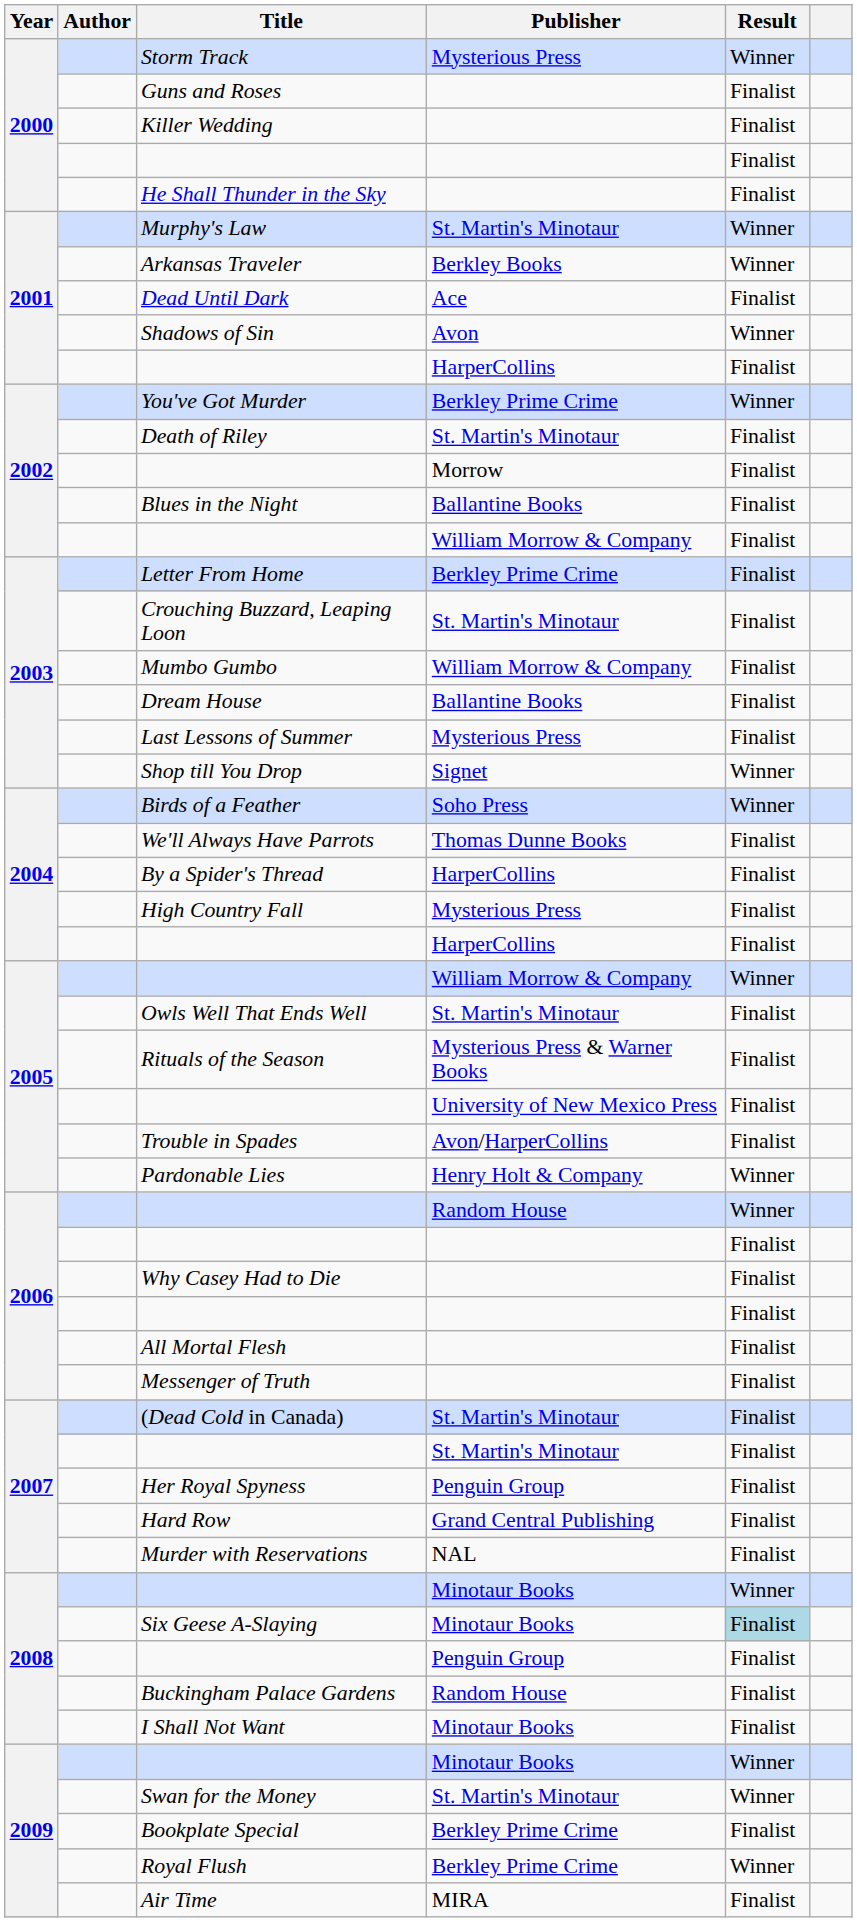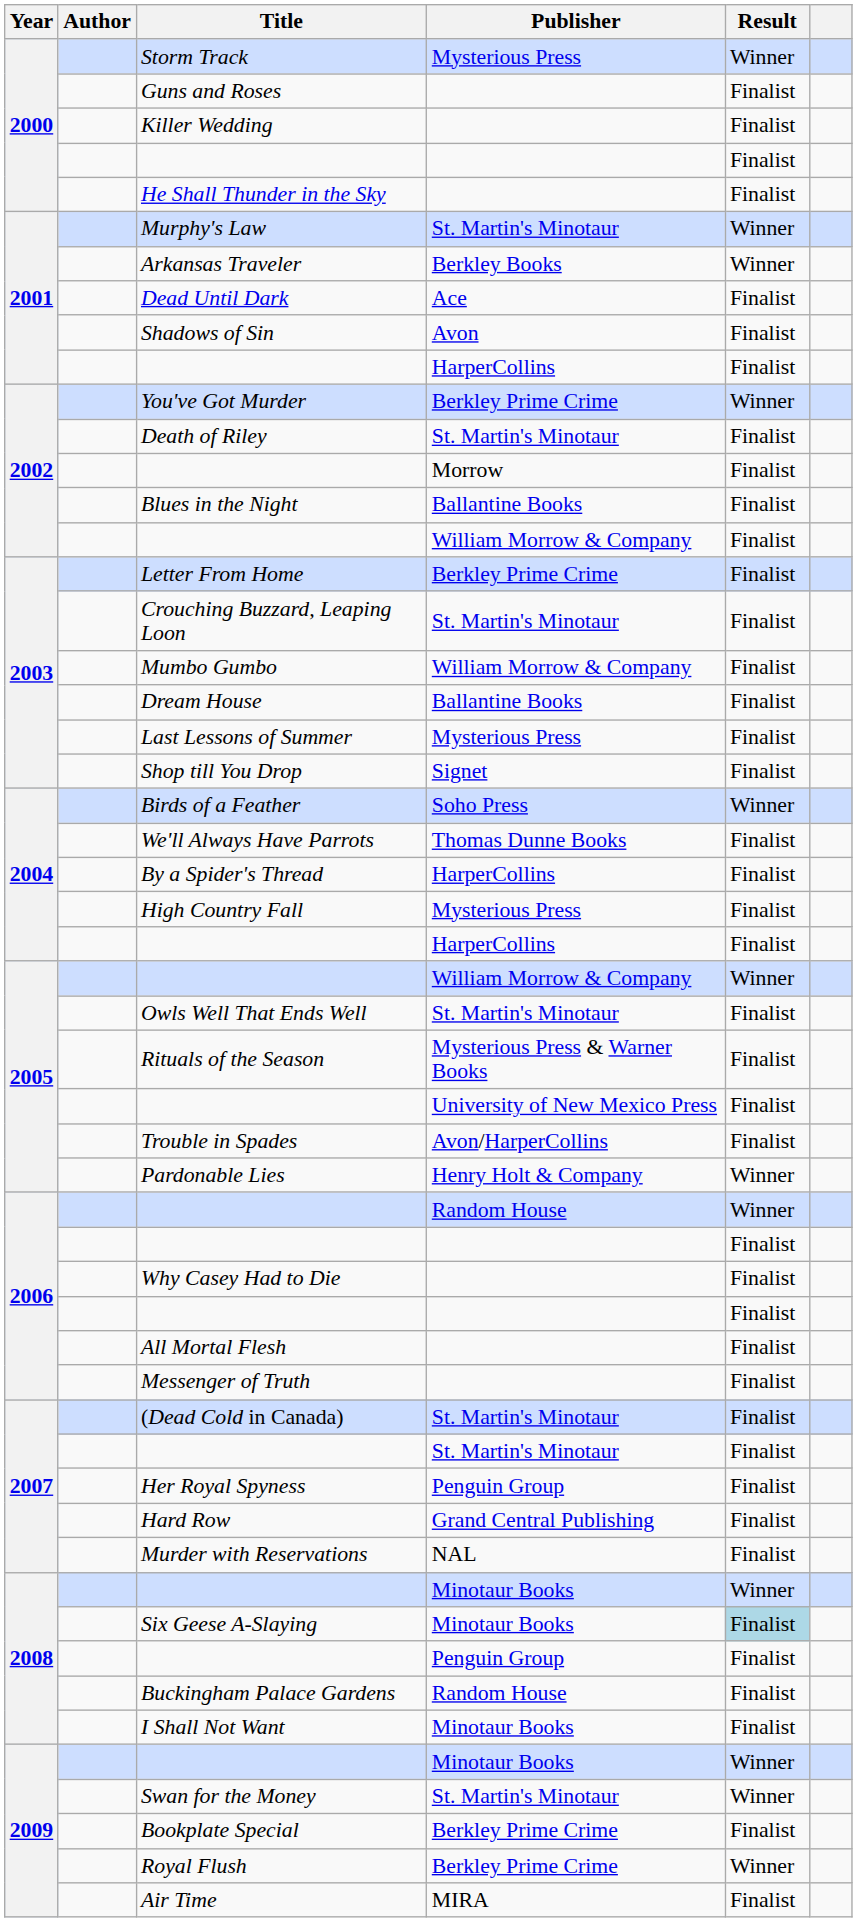(762, 332) Winner -> (763, 332) Finalist
(762, 770) Winner -> (763, 770) Finalist
